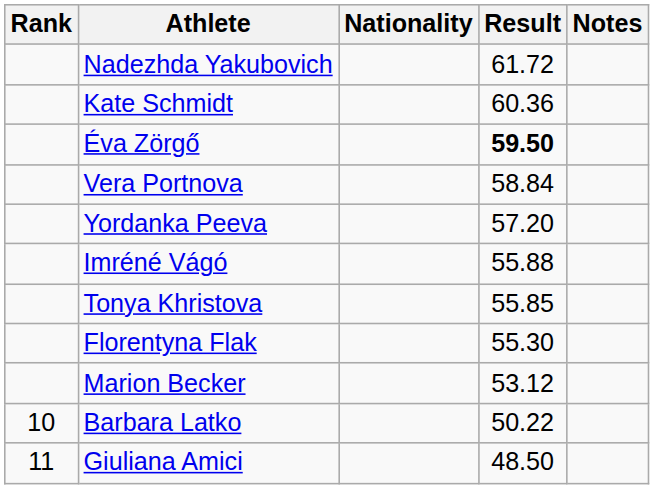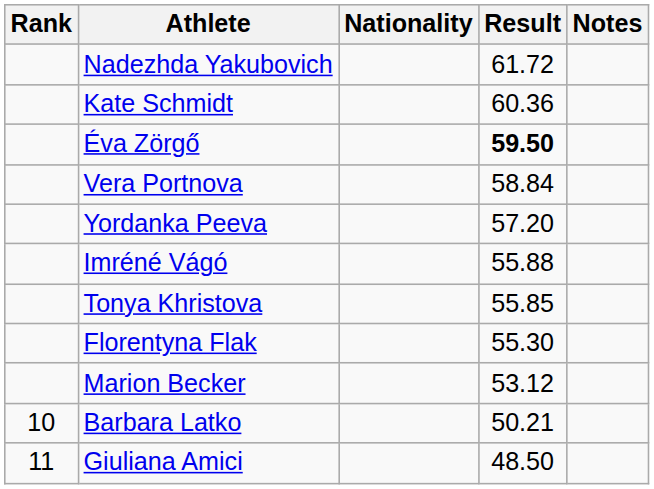(523, 422) 50.22 -> (523, 422) 50.21
